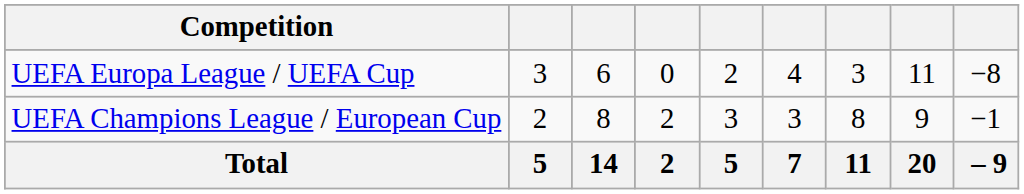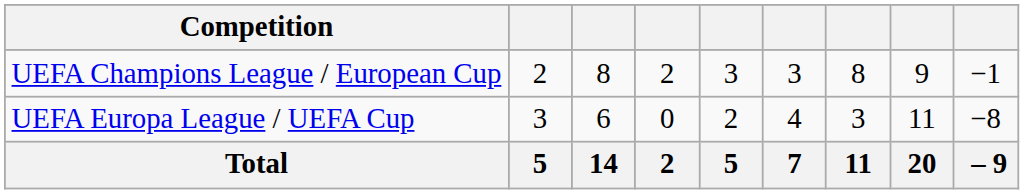rows swapped: (256, 118) <-> (213, 73)
